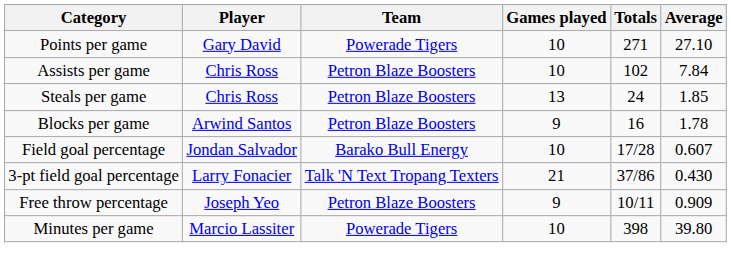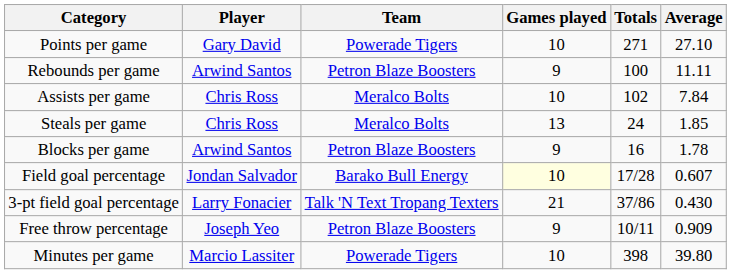+ row: (94, 70)
(402, 70) Petron Blaze Boosters -> (402, 96) Meralco Bolts
(402, 96) Petron Blaze Boosters -> (402, 123) Meralco Bolts
(556, 149) no background -> (556, 176) lightyellow background
